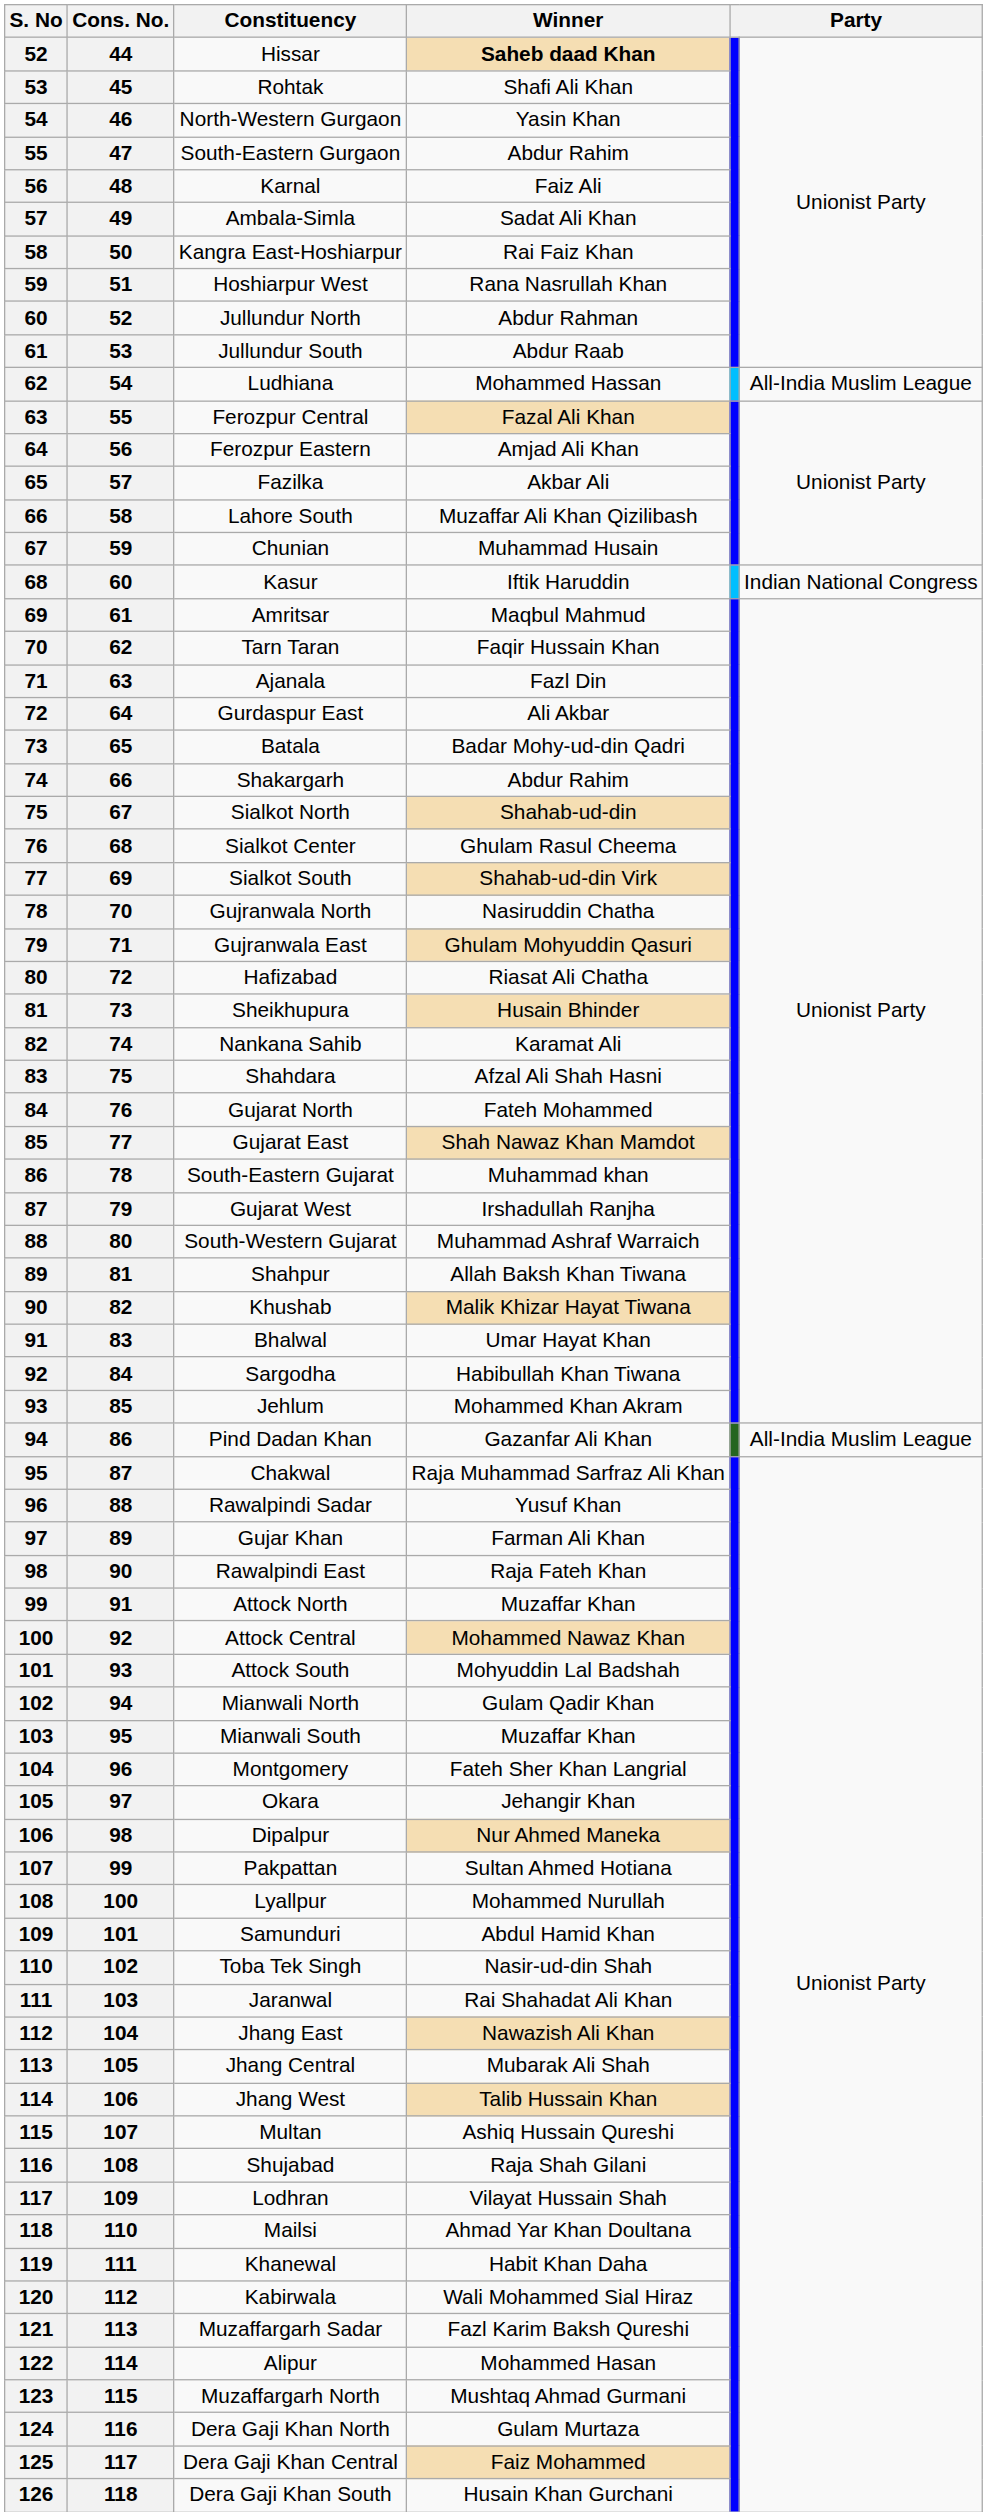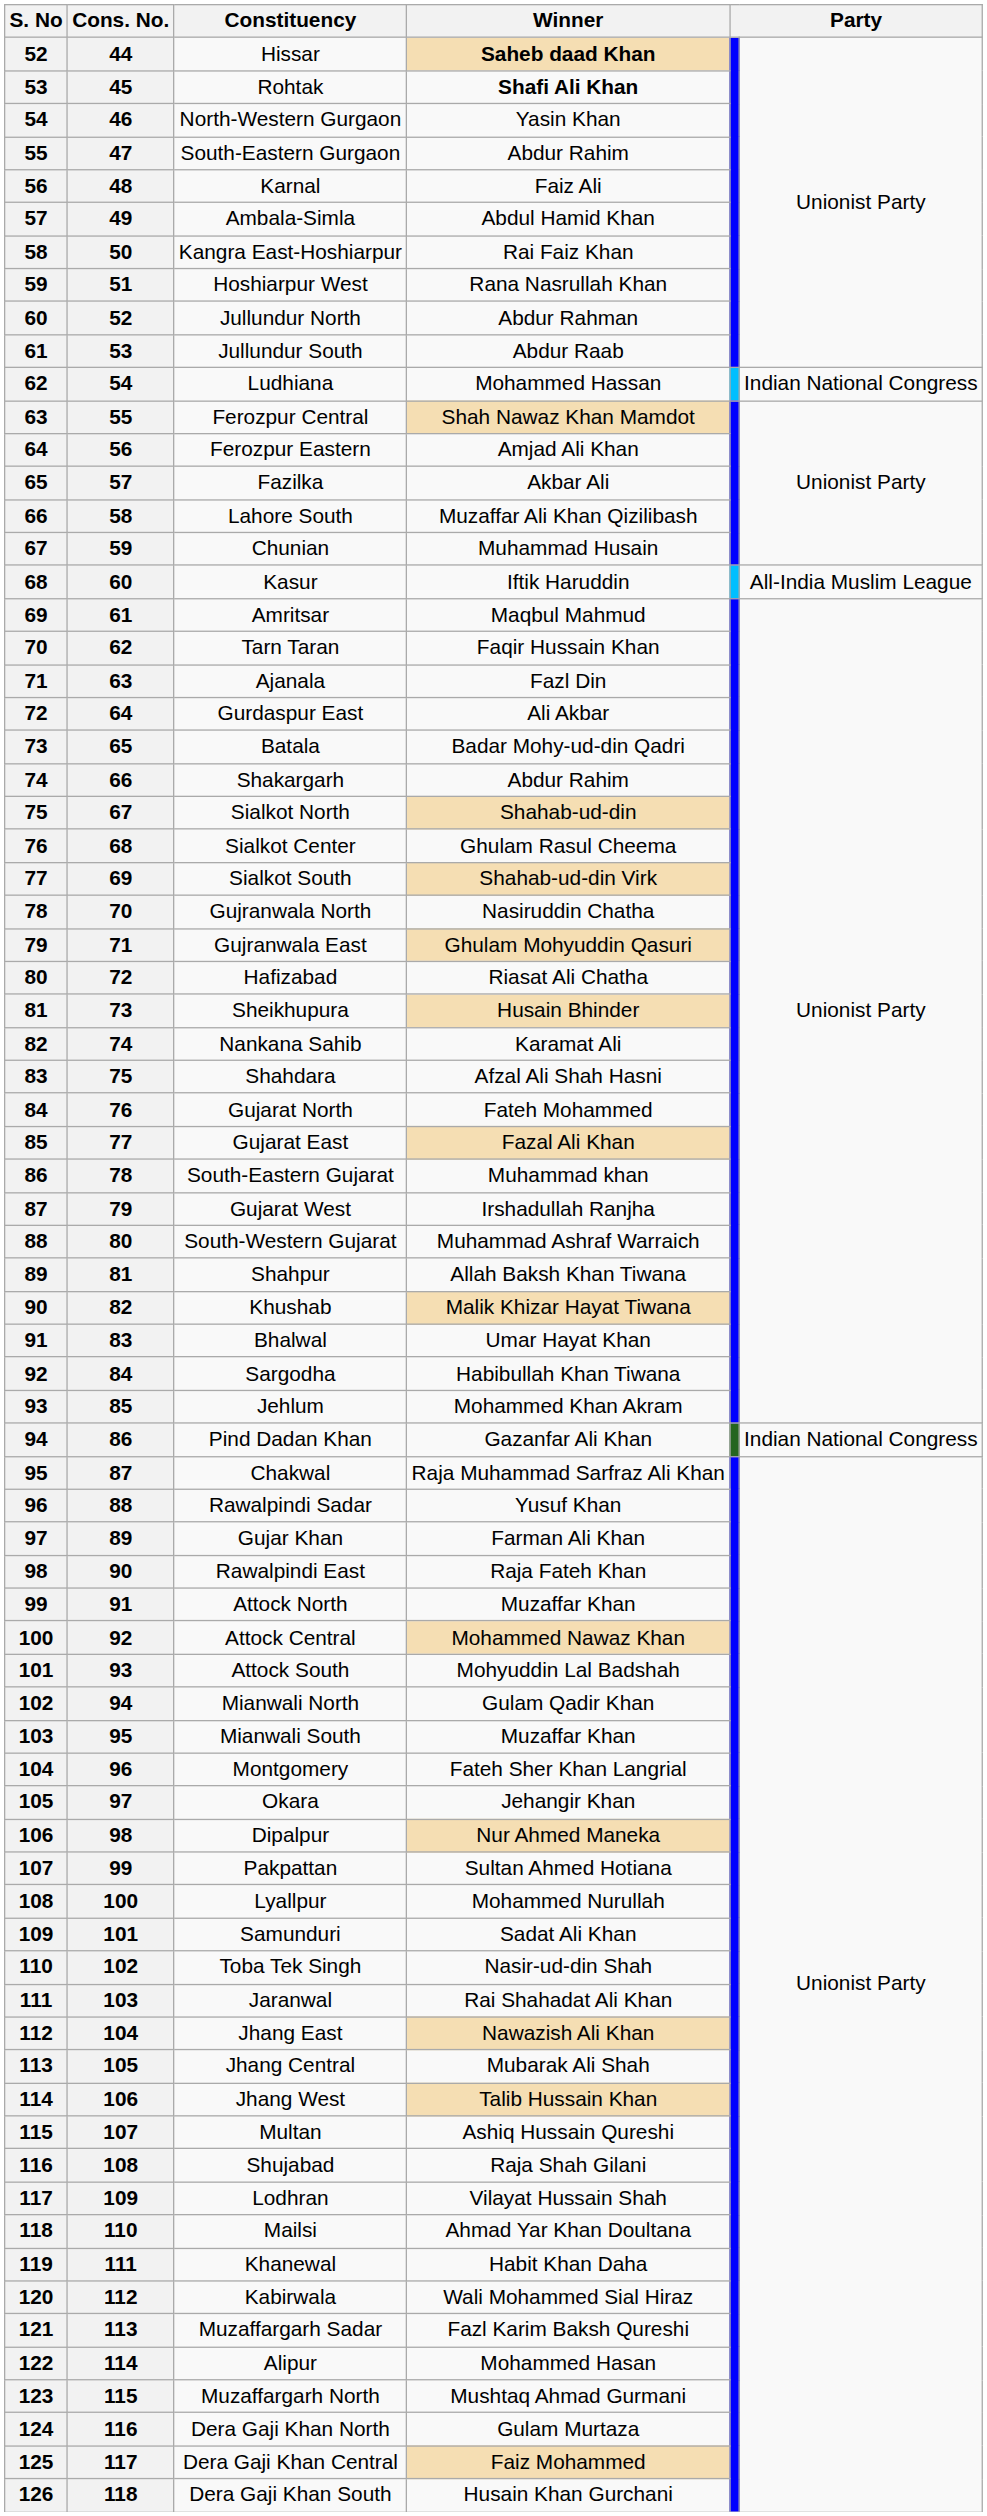(568, 86) normal -> (568, 86) bold
(568, 218) Sadat Ali Khan -> (568, 218) Abdul Hamid Khan
(861, 383) All-India Muslim League -> (861, 383) Indian National Congress
(568, 416) Fazal Ali Khan -> (568, 416) Shah Nawaz Khan Mamdot
(861, 581) Indian National Congress -> (861, 581) All-India Muslim League
(568, 1142) Shah Nawaz Khan Mamdot -> (568, 1142) Fazal Ali Khan
(861, 1439) All-India Muslim League -> (861, 1439) Indian National Congress
(568, 1934) Abdul Hamid Khan -> (568, 1934) Sadat Ali Khan
